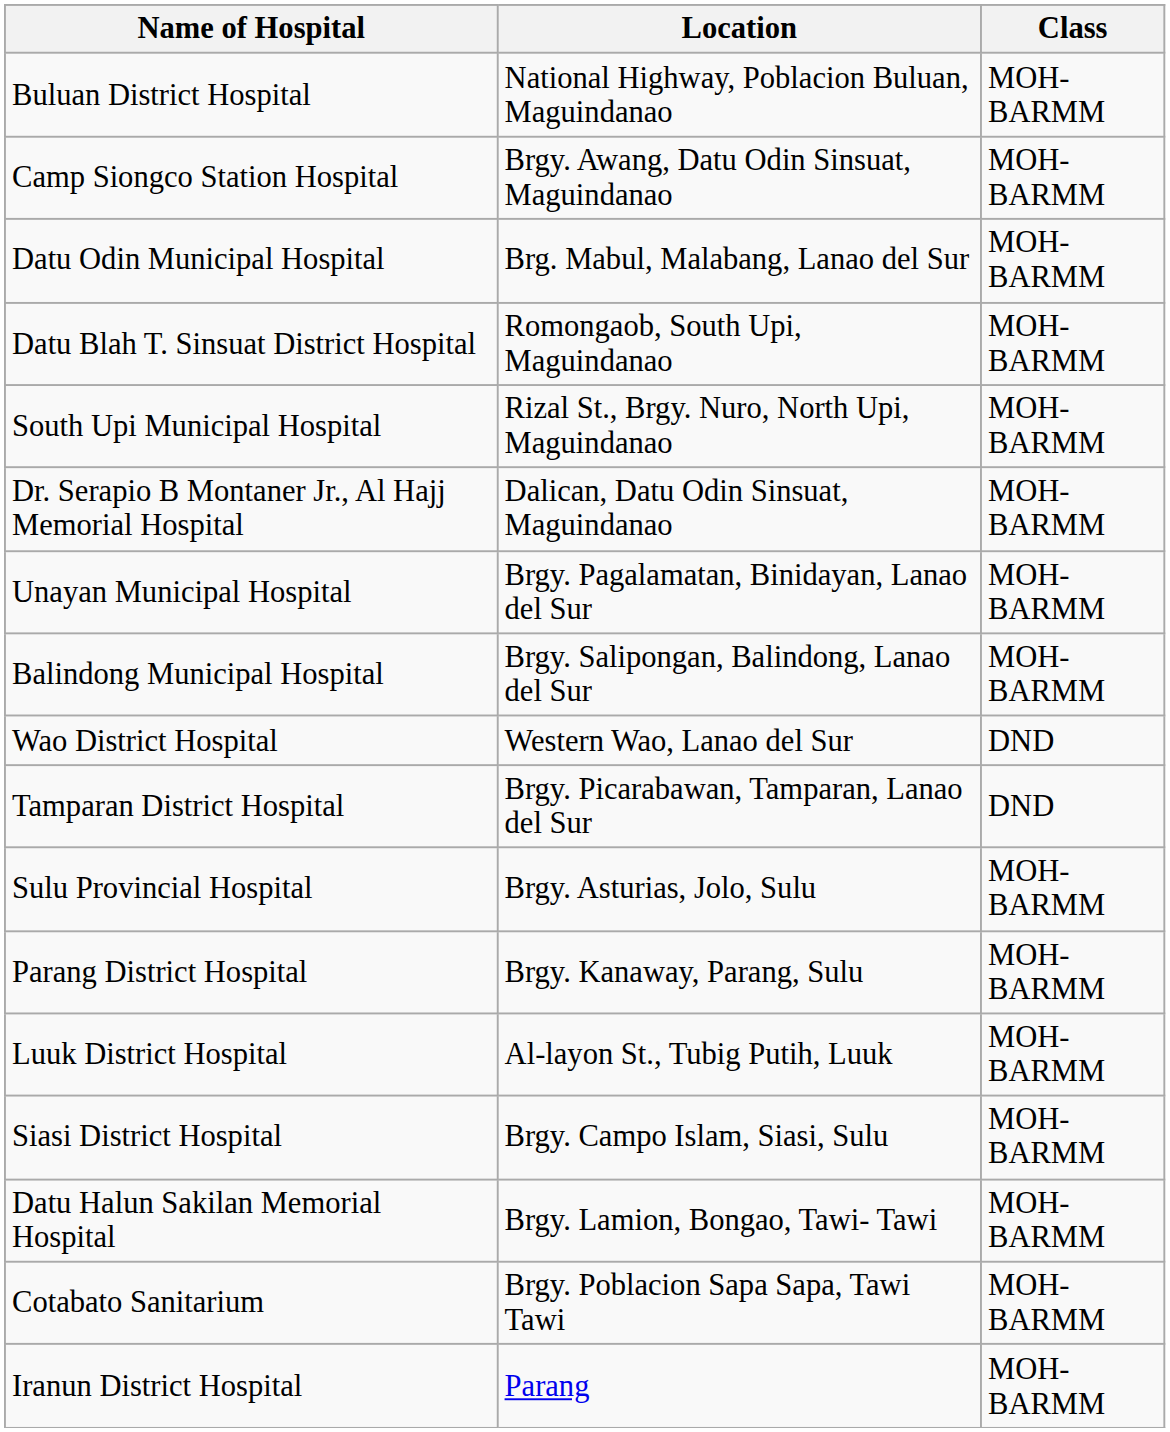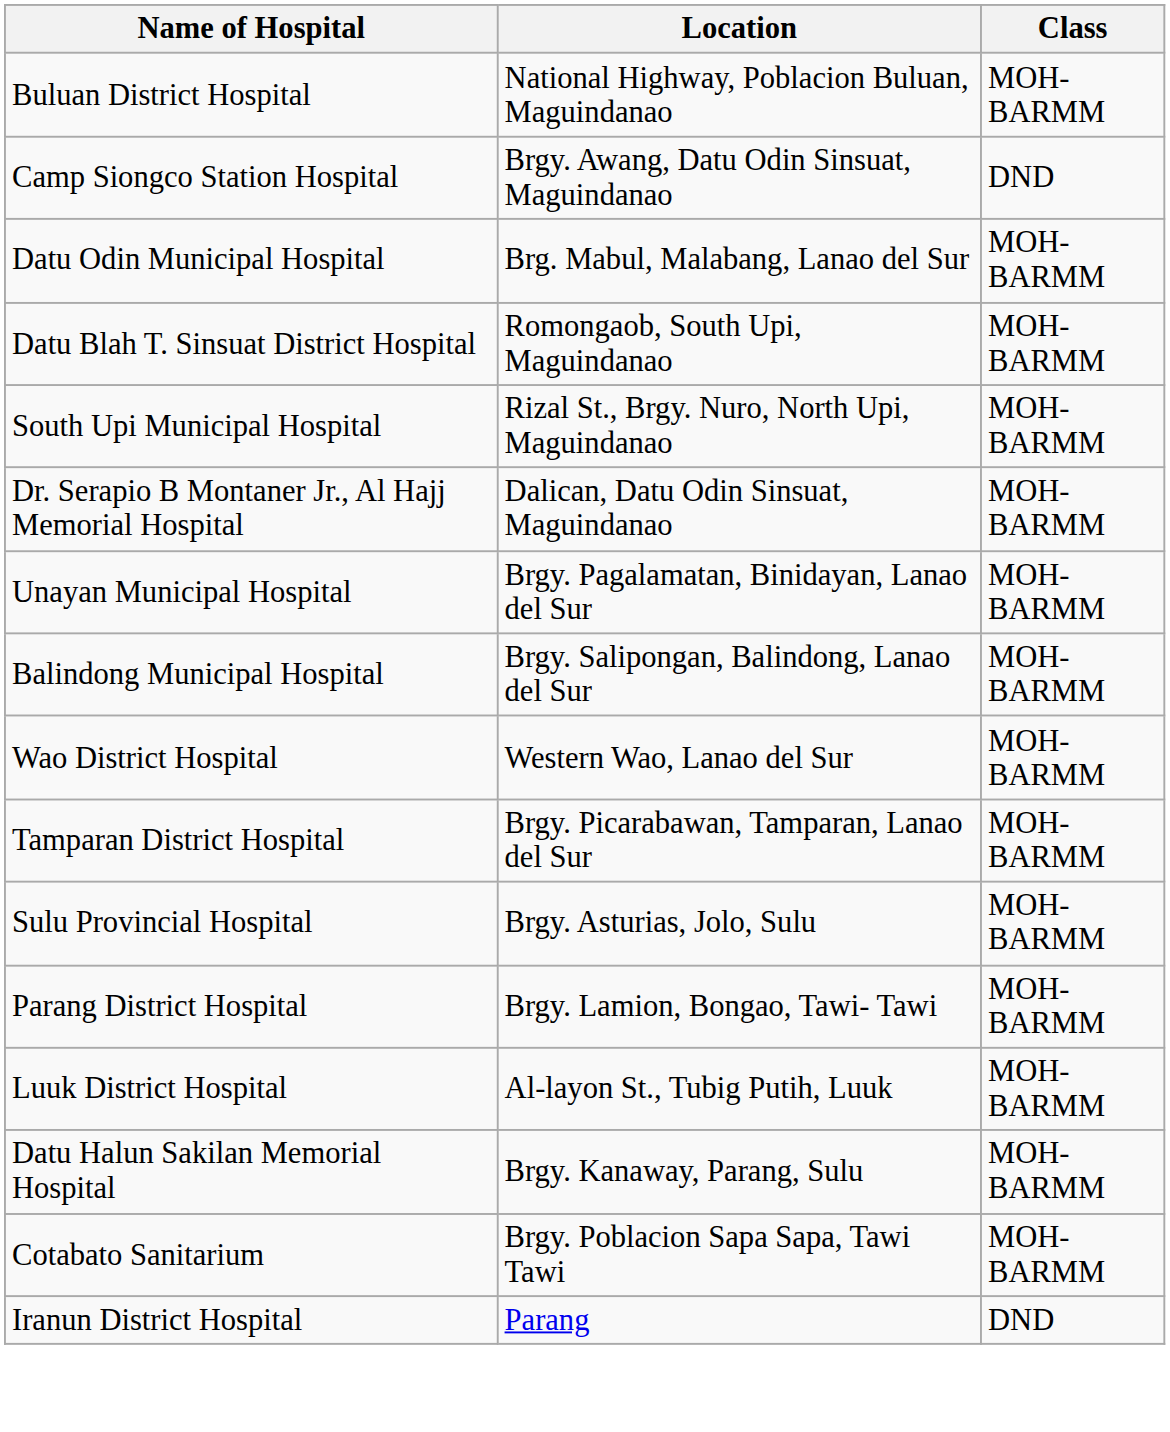(1047, 177) MOH-BARMM -> (1021, 177) DND
(1021, 739) DND -> (1047, 757) MOH-BARMM
(1021, 805) DND -> (1047, 840) MOH-BARMM
(684, 971) Brgy. Kanaway, Parang, Sulu -> (721, 1005) Brgy. Lamion, Bongao, Tawi- Tawi
- row: (147, 1137)
(721, 1219) Brgy. Lamion, Bongao, Tawi- Tawi -> (684, 1171) Brgy. Kanaway, Parang, Sulu
(1047, 1385) MOH-BARMM -> (1021, 1319) DND
